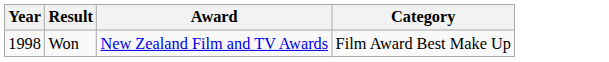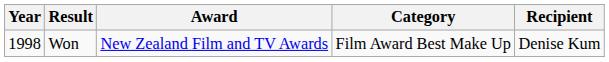+ column: (559, 17)
